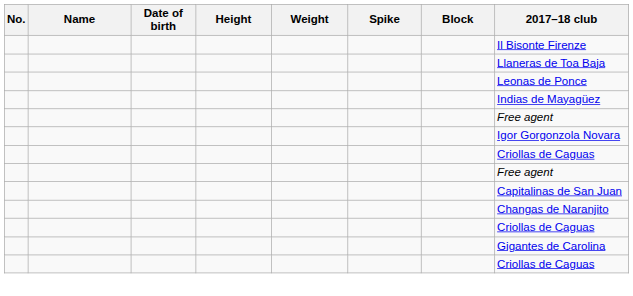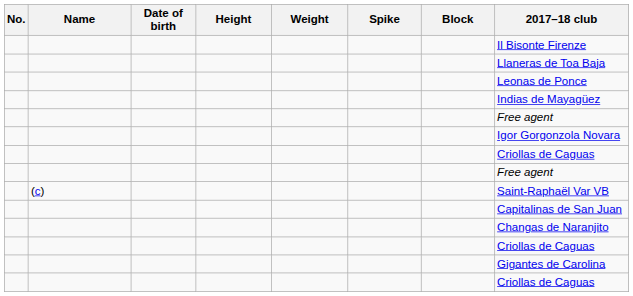+ row: (16, 191)
